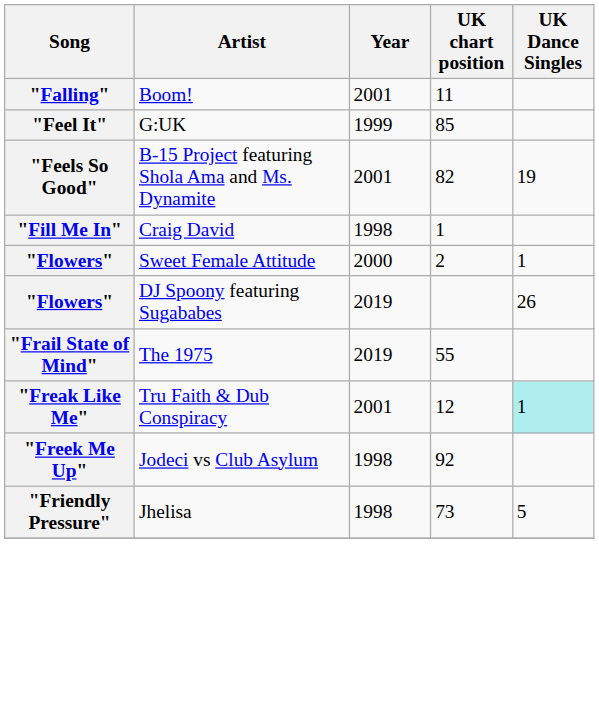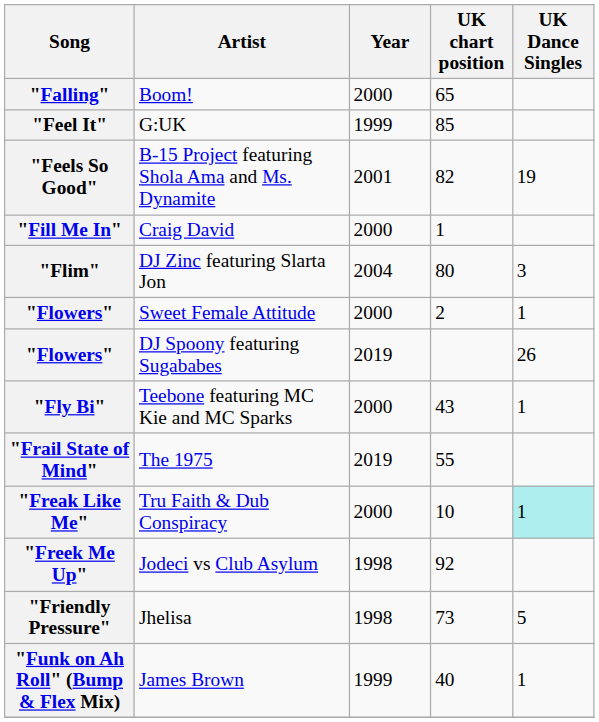(373, 94) 2001 -> (373, 94) 2000
(444, 94) 11 -> (445, 94) 65
(373, 229) 1998 -> (373, 229) 2000
+ row: (70, 271)
+ row: (70, 407)
(373, 407) 2001 -> (373, 512) 2000
(445, 407) 12 -> (445, 512) 10
+ row: (70, 680)
